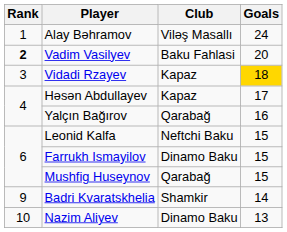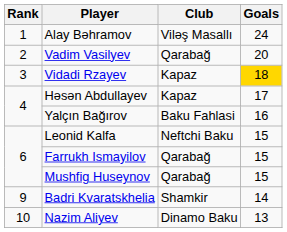(23, 55) bold -> (23, 55) normal
(198, 55) Baku Fahlasi -> (186, 55) Qarabağ
(186, 116) Qarabağ -> (198, 116) Baku Fahlasi
(199, 156) Dinamo Baku -> (186, 156) Qarabağ
